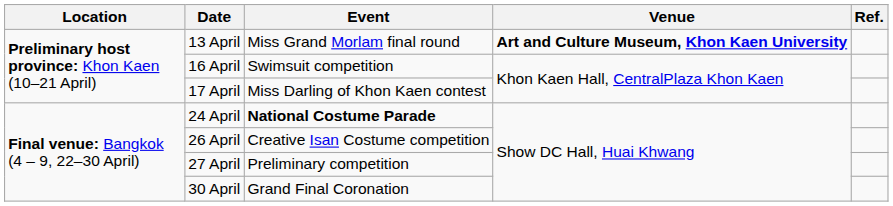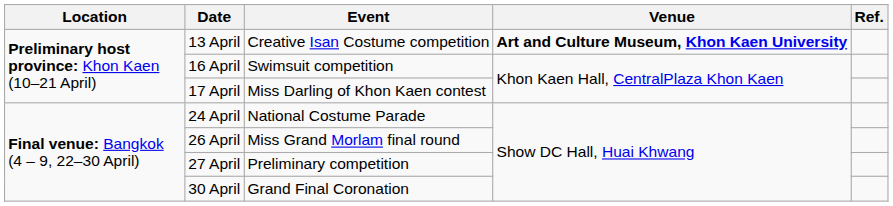(354, 42) Miss Grand Morlam final round -> (368, 42) Creative Isan Costume competition
(342, 115) bold -> (336, 115) normal
(368, 140) Creative Isan Costume competition -> (354, 140) Miss Grand Morlam final round
